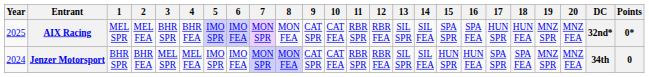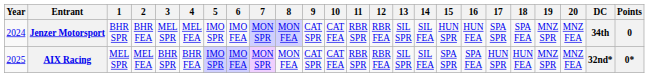rows swapped: (67, 59) <-> (67, 32)
